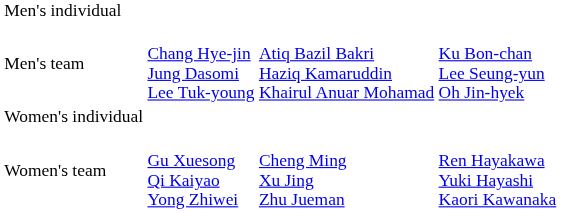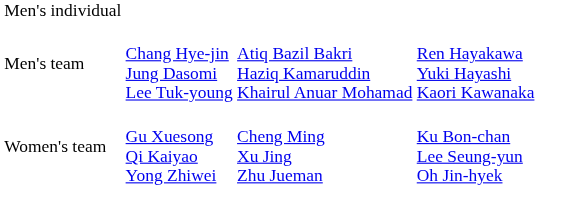(492, 73) Ku Bon-chan Lee Seung-yun Oh Jin-hyek -> (476, 73) Ren Hayakawa Yuki Hayashi Kaori Kawanaka
- row: (74, 116)
(497, 180) Ren Hayakawa Yuki Hayashi Kaori Kawanaka -> (470, 156) Ku Bon-chan Lee Seung-yun Oh Jin-hyek
